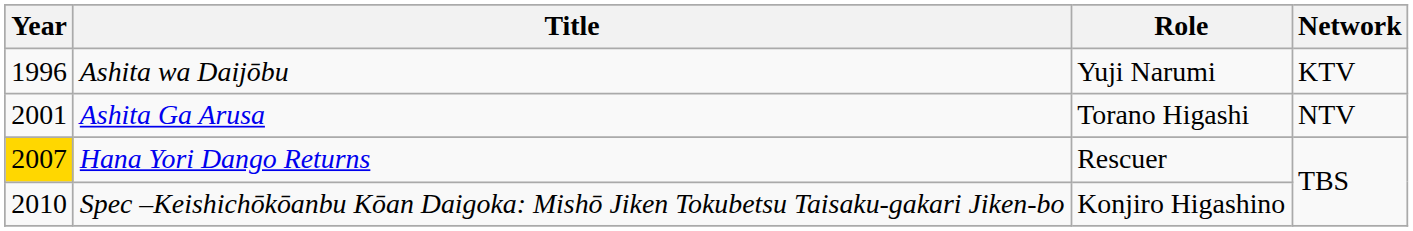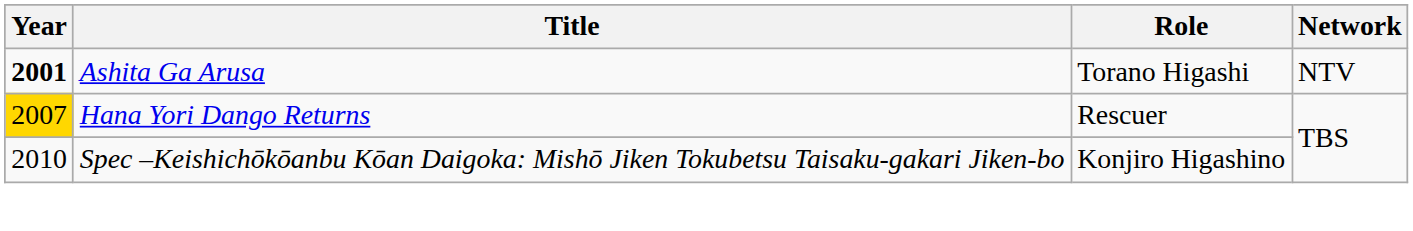- row: (184, 70)
(39, 114) normal -> (39, 70) bold
